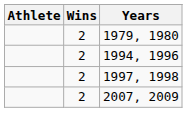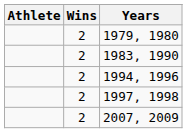+ row: (141, 56)
